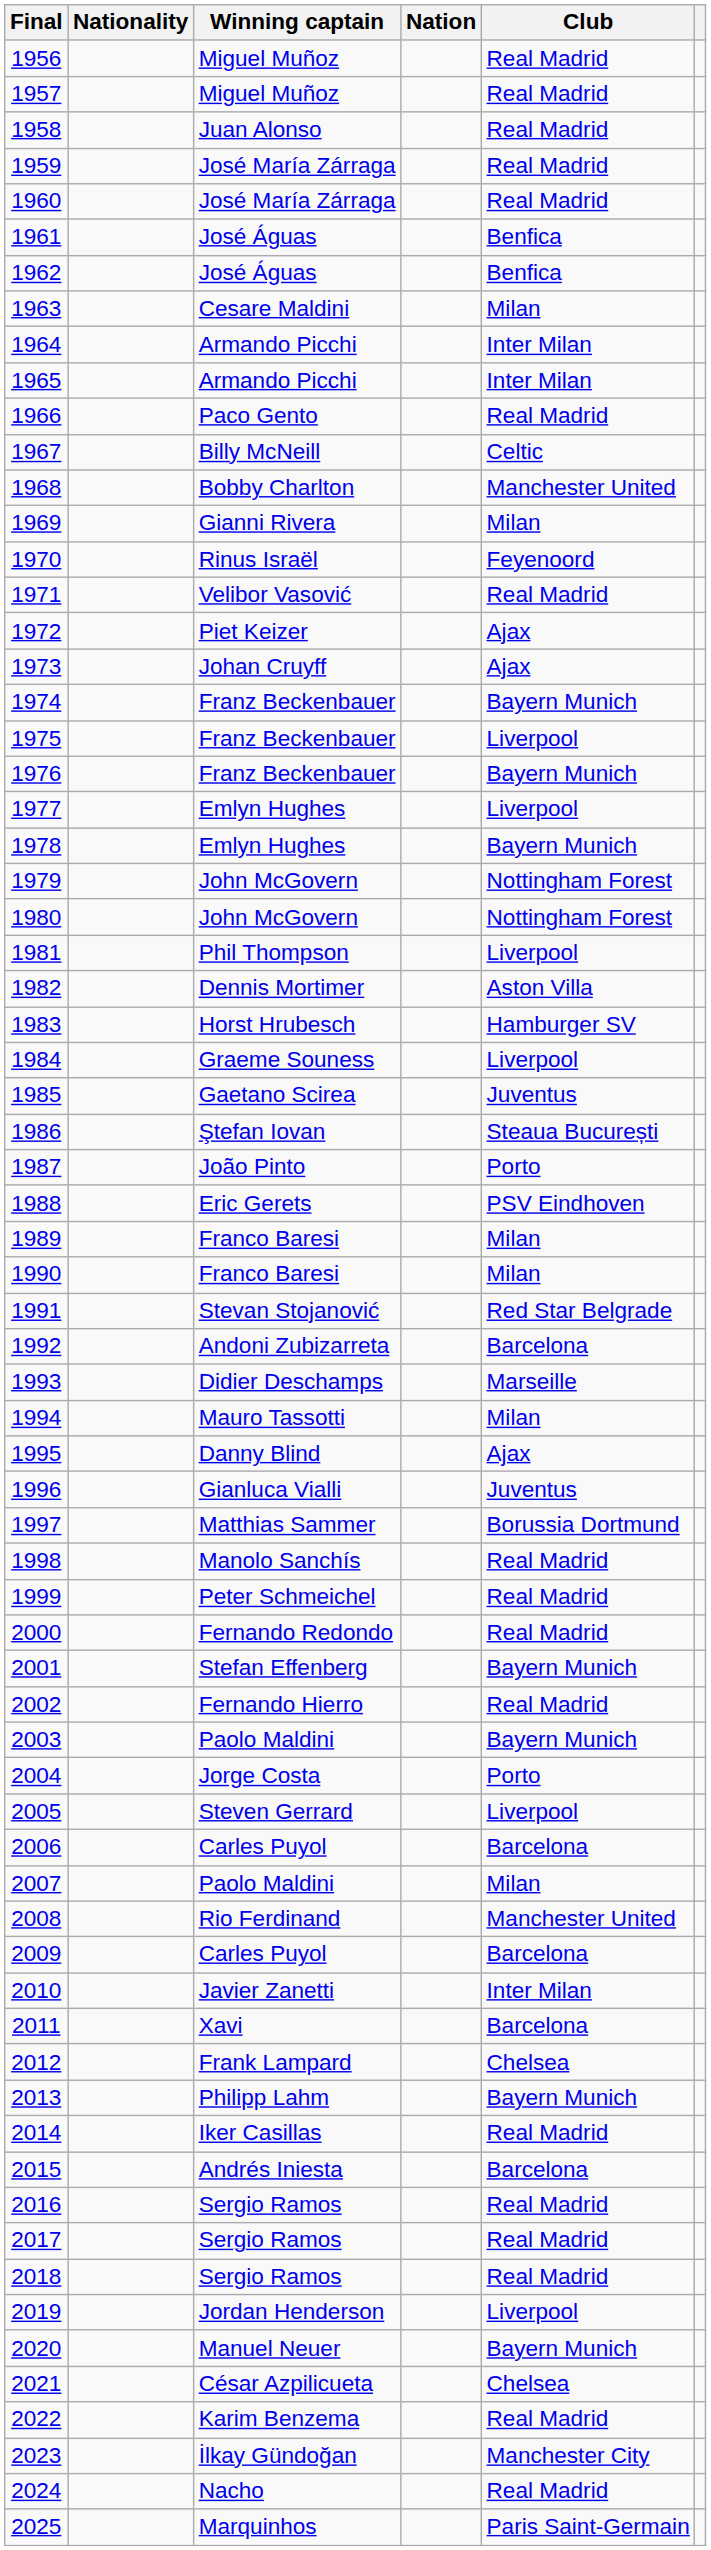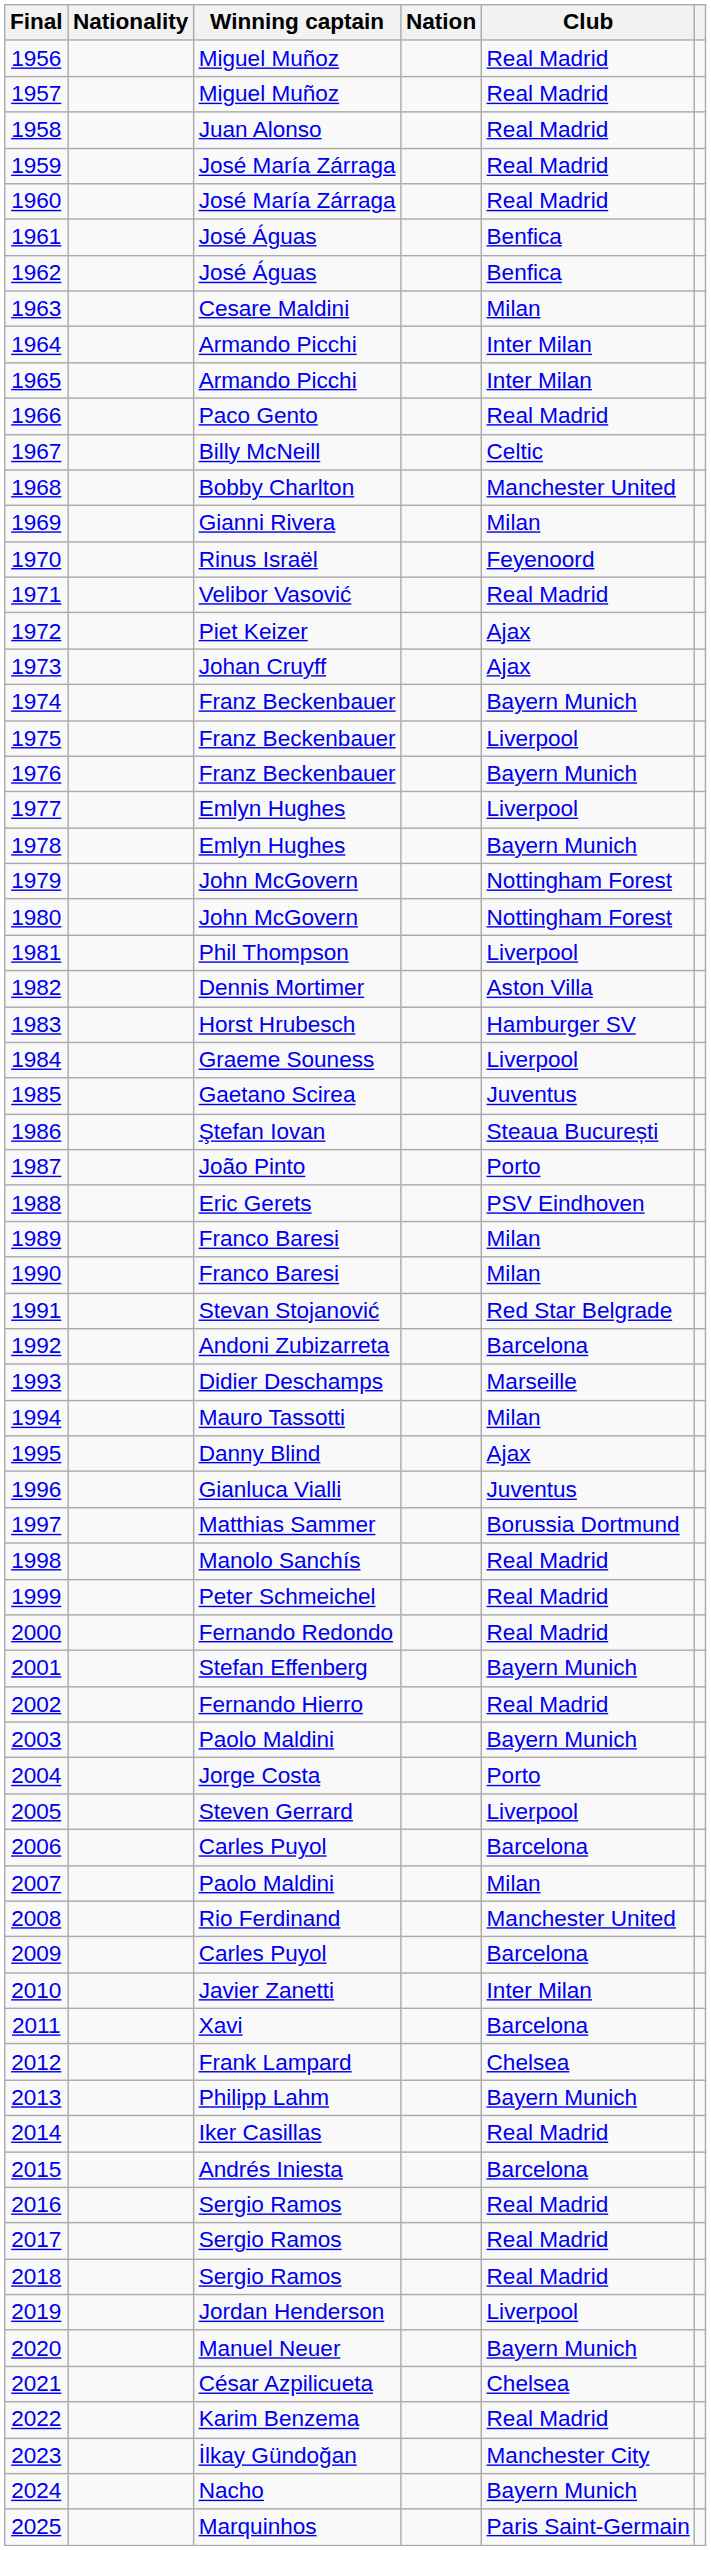(547, 2491) Real Madrid -> (562, 2491) Bayern Munich
